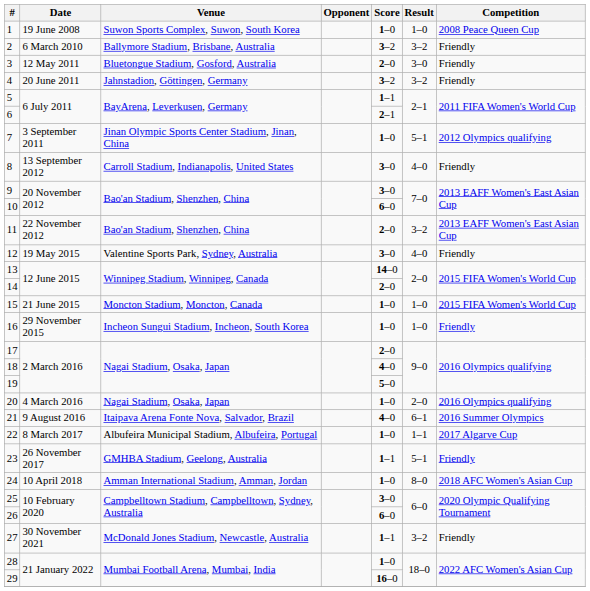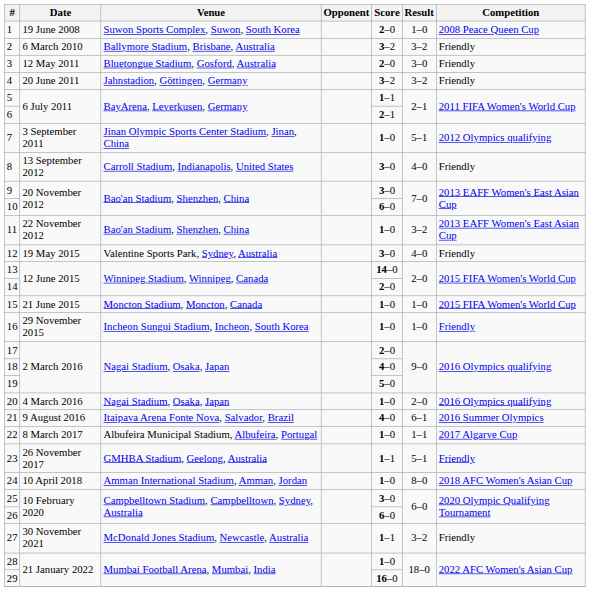(387, 30) 1–0 -> (387, 30) 2–0
(387, 230) 2–0 -> (387, 230) 1–0
